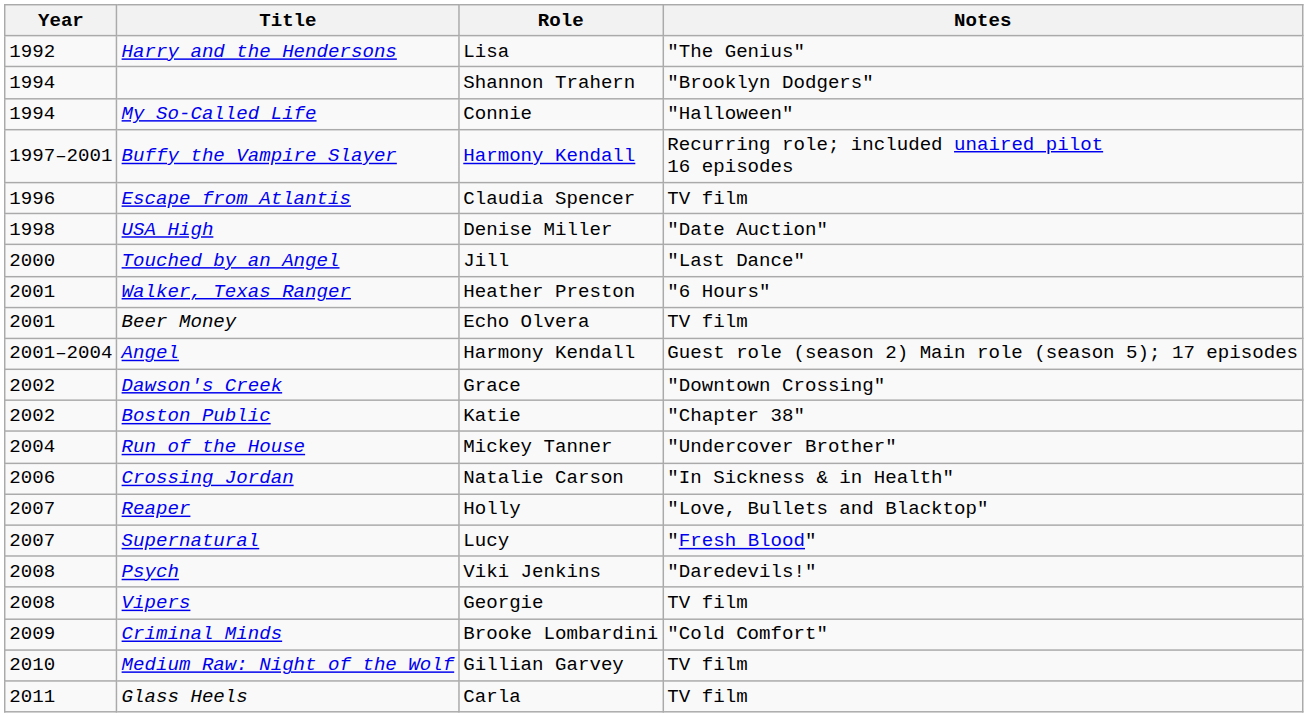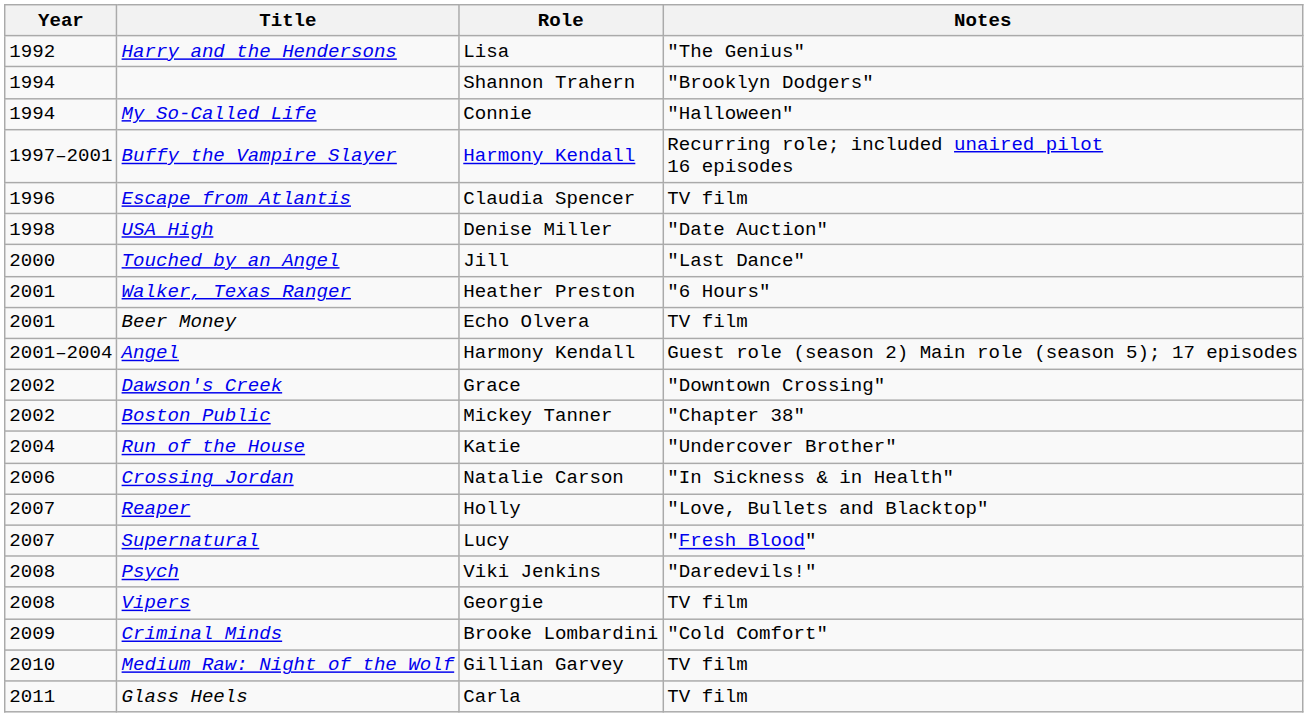(492, 416) Katie -> (538, 416) Mickey Tanner
(538, 447) Mickey Tanner -> (492, 447) Katie
